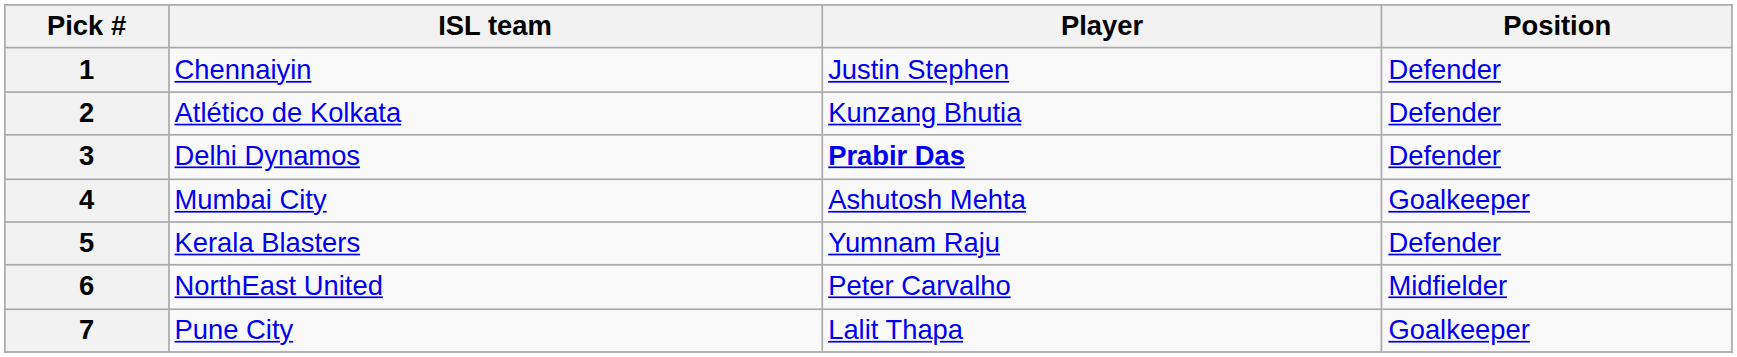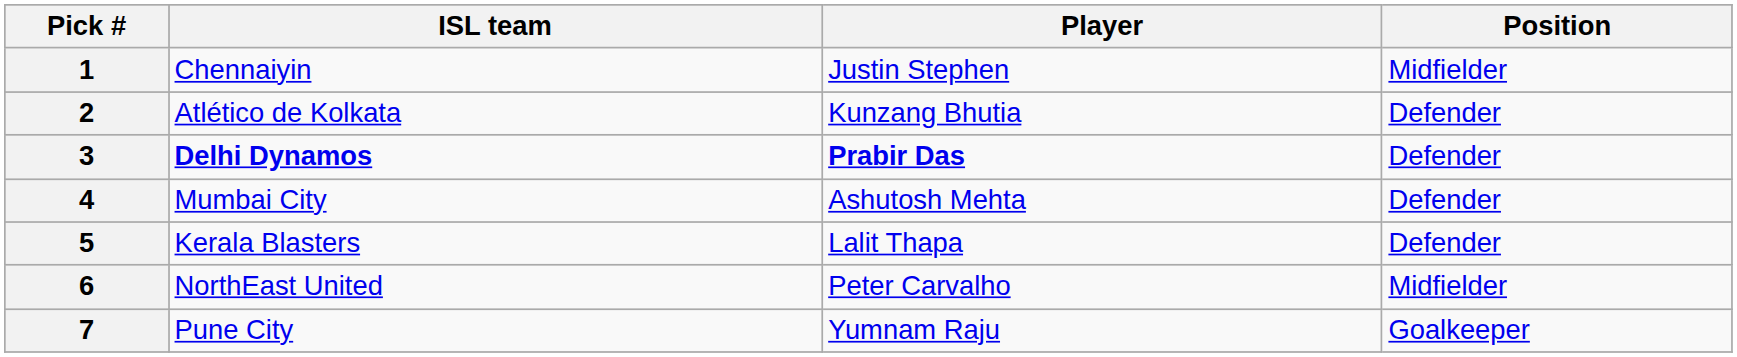(1445, 69) Defender -> (1448, 69) Midfielder
(267, 156) normal -> (273, 156) bold
(1459, 199) Goalkeeper -> (1445, 199) Defender
(914, 243) Yumnam Raju -> (896, 243) Lalit Thapa
(896, 329) Lalit Thapa -> (914, 329) Yumnam Raju
